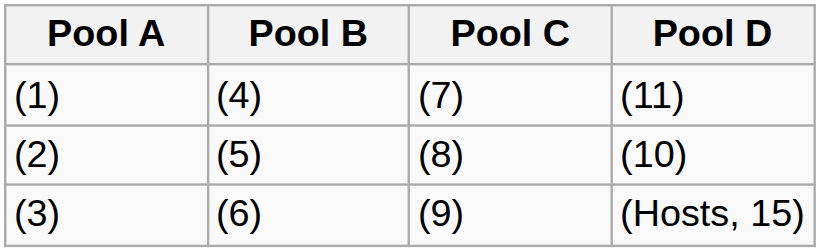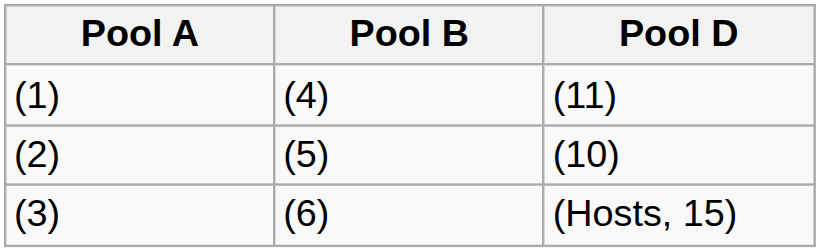- column: (510, 34)
